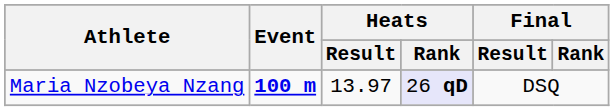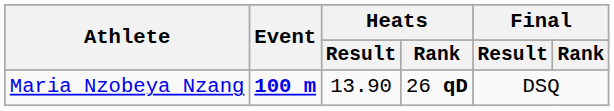(361, 87) 13.97 -> (361, 87) 13.90
(437, 87) lavender background -> (437, 87) no background
